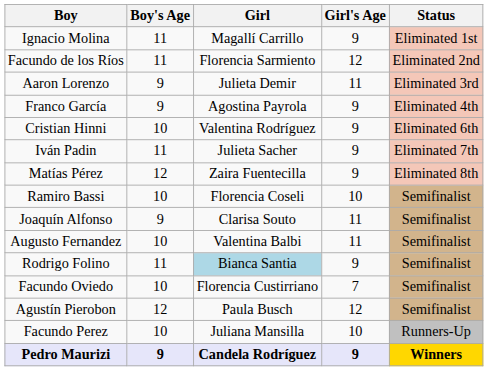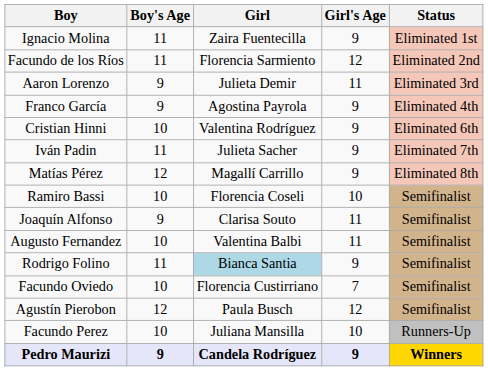(257, 38) Magallí Carrillo -> (257, 38) Zaira Fuentecilla
(257, 173) Zaira Fuentecilla -> (257, 173) Magallí Carrillo
